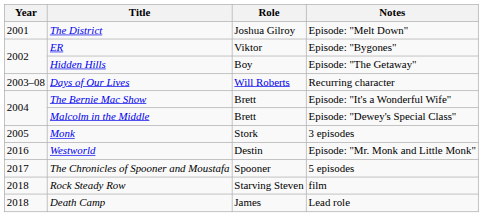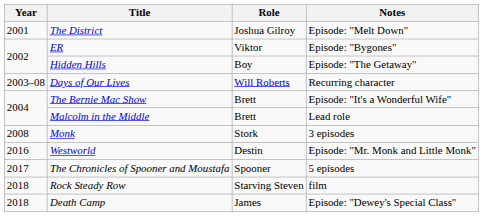(382, 116) Episode: "Dewey's Special Class" -> (329, 116) Lead role
(18, 133) 2005 -> (18, 133) 2008
(329, 202) Lead role -> (382, 202) Episode: "Dewey's Special Class"
